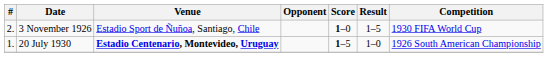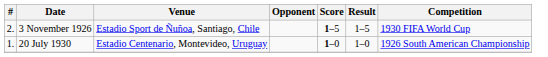(343, 28) 1–0 -> (332, 28) 1–5
(187, 44) bold -> (182, 44) normal
(343, 44) 1–5 -> (332, 44) 1–0
